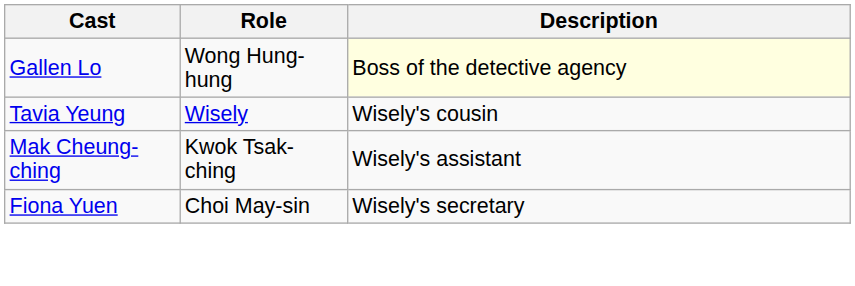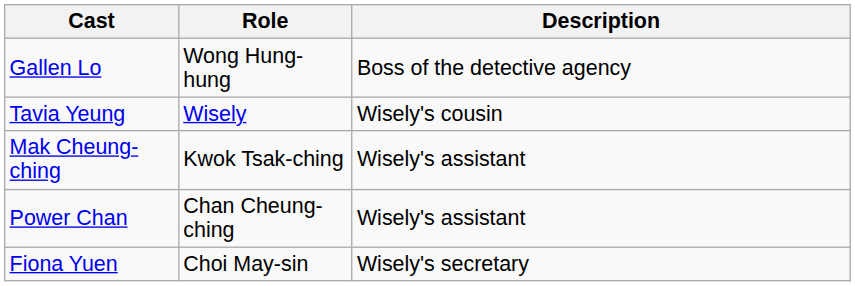(489, 67) lightyellow background -> (494, 67) no background
+ row: (69, 217)
